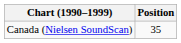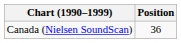(156, 30) 35 -> (156, 30) 36
